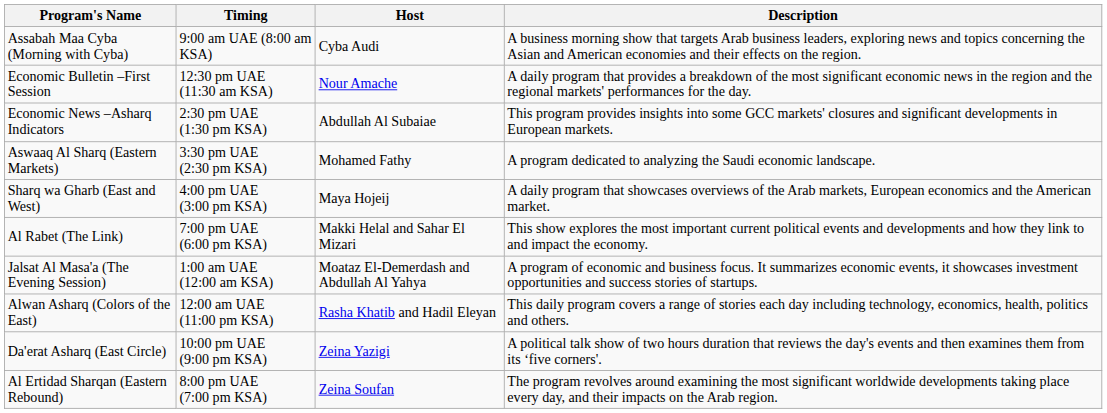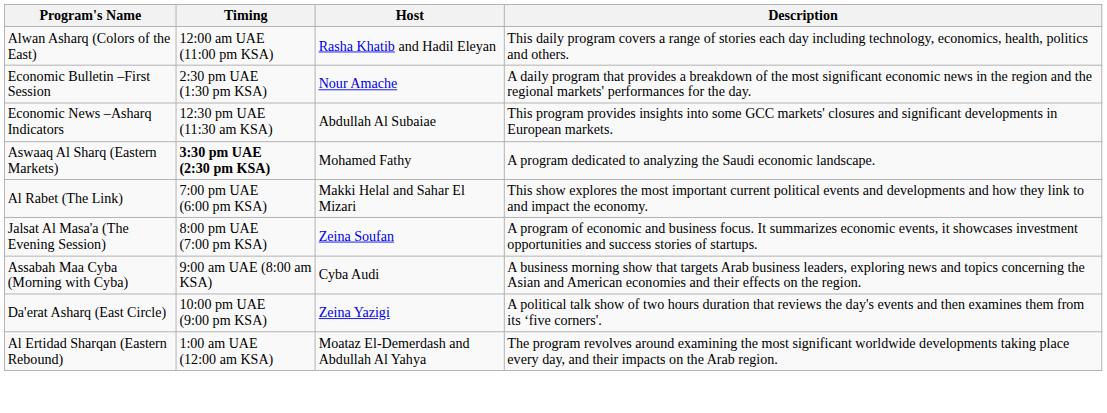rows swapped: (68, 45) <-> (89, 313)
(226, 84) 12:30 pm UAE (11:30 am KSA) -> (223, 84) 2:30 pm UAE (1:30 pm KSA)
(223, 122) 2:30 pm UAE (1:30 pm KSA) -> (226, 122) 12:30 pm UAE (11:30 am KSA)
(223, 160) normal -> (225, 160) bold
- row: (82, 198)
(226, 274) 1:00 am UAE (12:00 am KSA) -> (223, 236) 8:00 pm UAE (7:00 pm KSA)
(394, 274) Moataz El-Demerdash and Abdullah Al Yahya -> (356, 236) Zeina Soufan
(223, 389) 8:00 pm UAE (7:00 pm KSA) -> (226, 351) 1:00 am UAE (12:00 am KSA)
(356, 389) Zeina Soufan -> (394, 351) Moataz El-Demerdash and Abdullah Al Yahya
